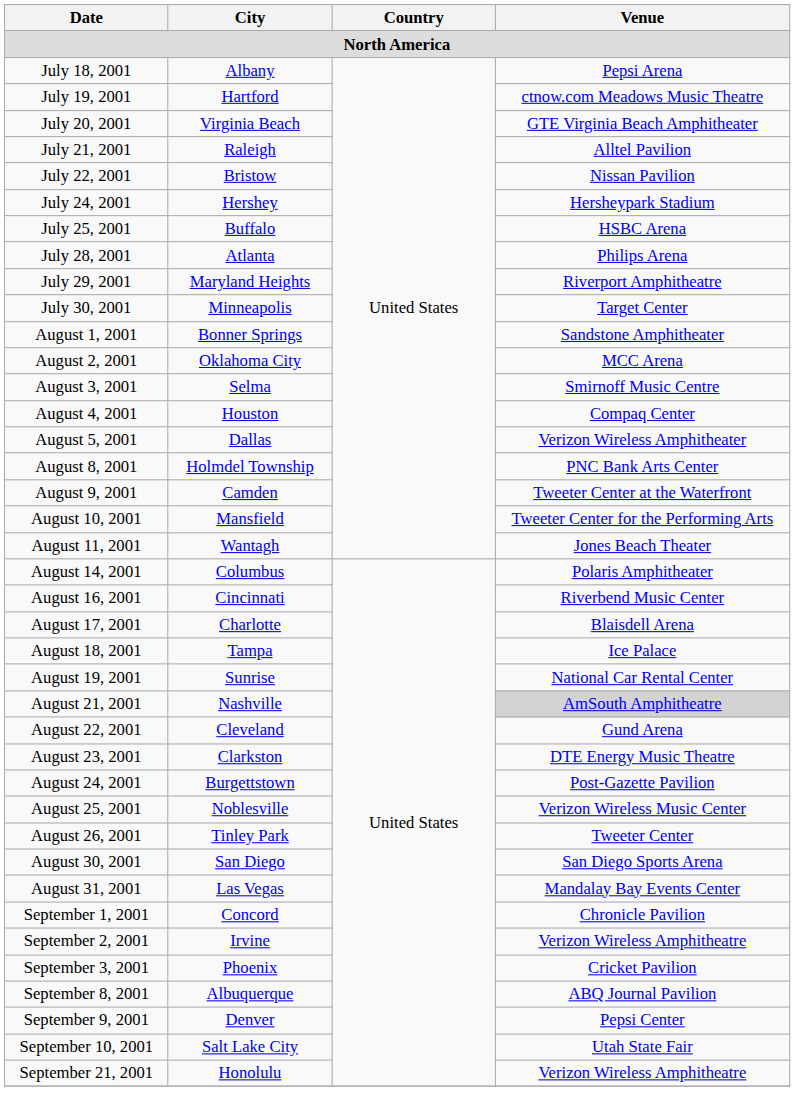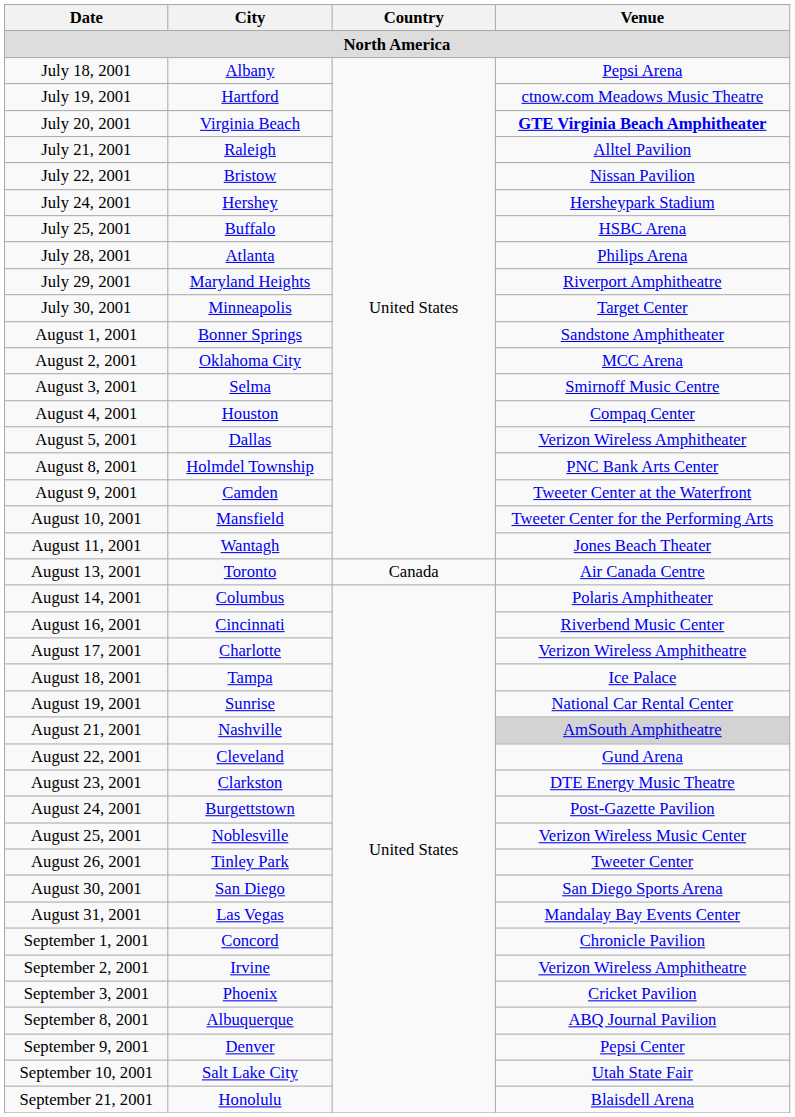(642, 123) normal -> (642, 123) bold
+ row: (86, 571)
(642, 624) Blaisdell Arena -> (642, 651) Verizon Wireless Amphitheatre
(642, 1073) Verizon Wireless Amphitheatre -> (642, 1099) Blaisdell Arena
